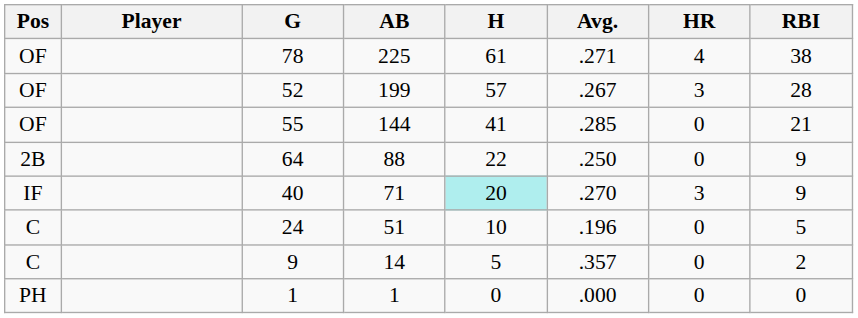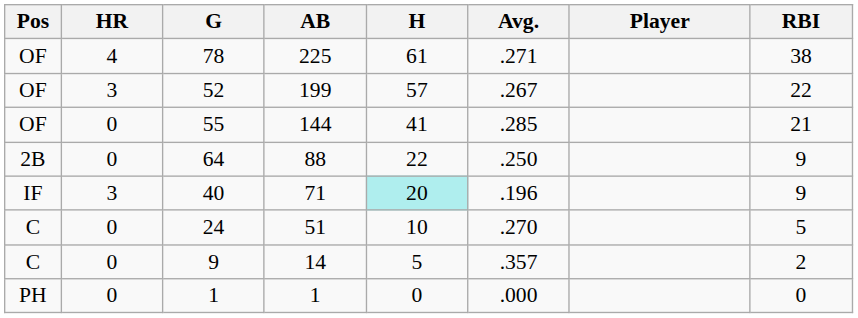columns swapped: (151, 21) <-> (699, 21)
(801, 90) 28 -> (801, 90) 22
(598, 192) .270 -> (519, 192) .196
(598, 227) .196 -> (519, 227) .270
